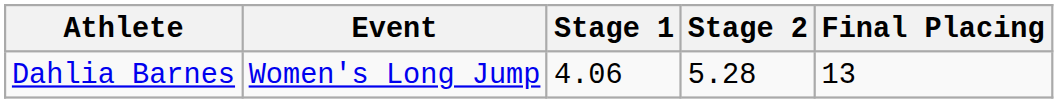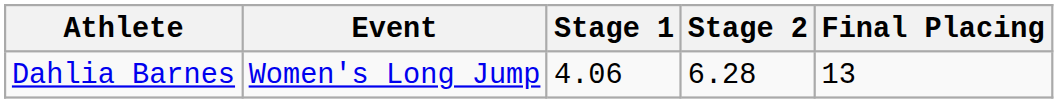(722, 75) 5.28 -> (722, 75) 6.28
